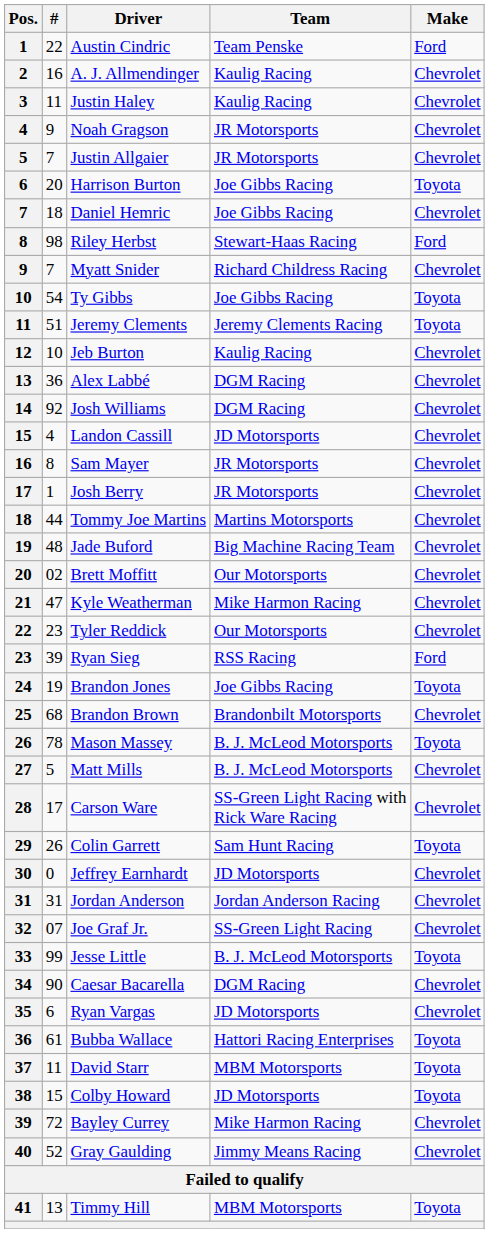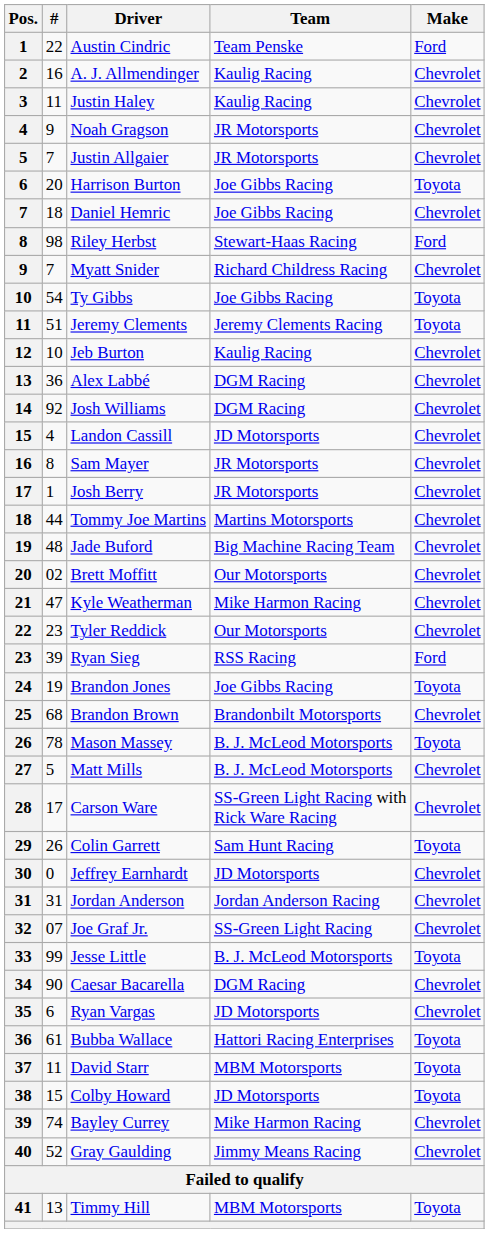(54, 1123) 72 -> (54, 1123) 74
